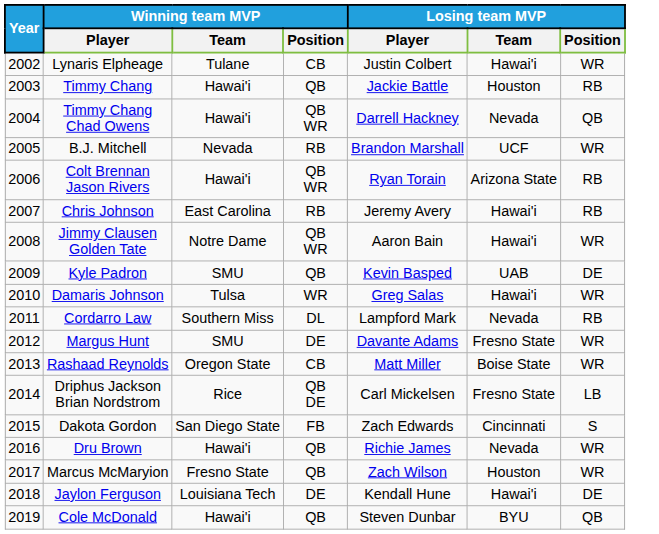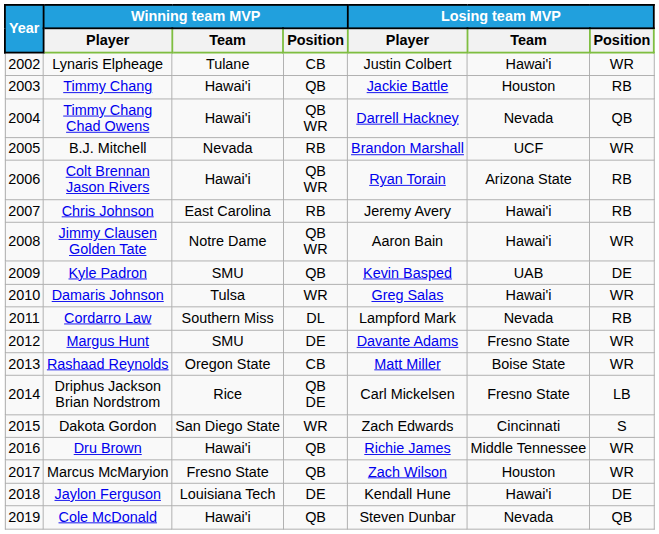(316, 425) FB -> (316, 425) WR
(514, 448) Nevada -> (528, 448) Middle Tennessee
(514, 517) BYU -> (528, 517) Nevada
